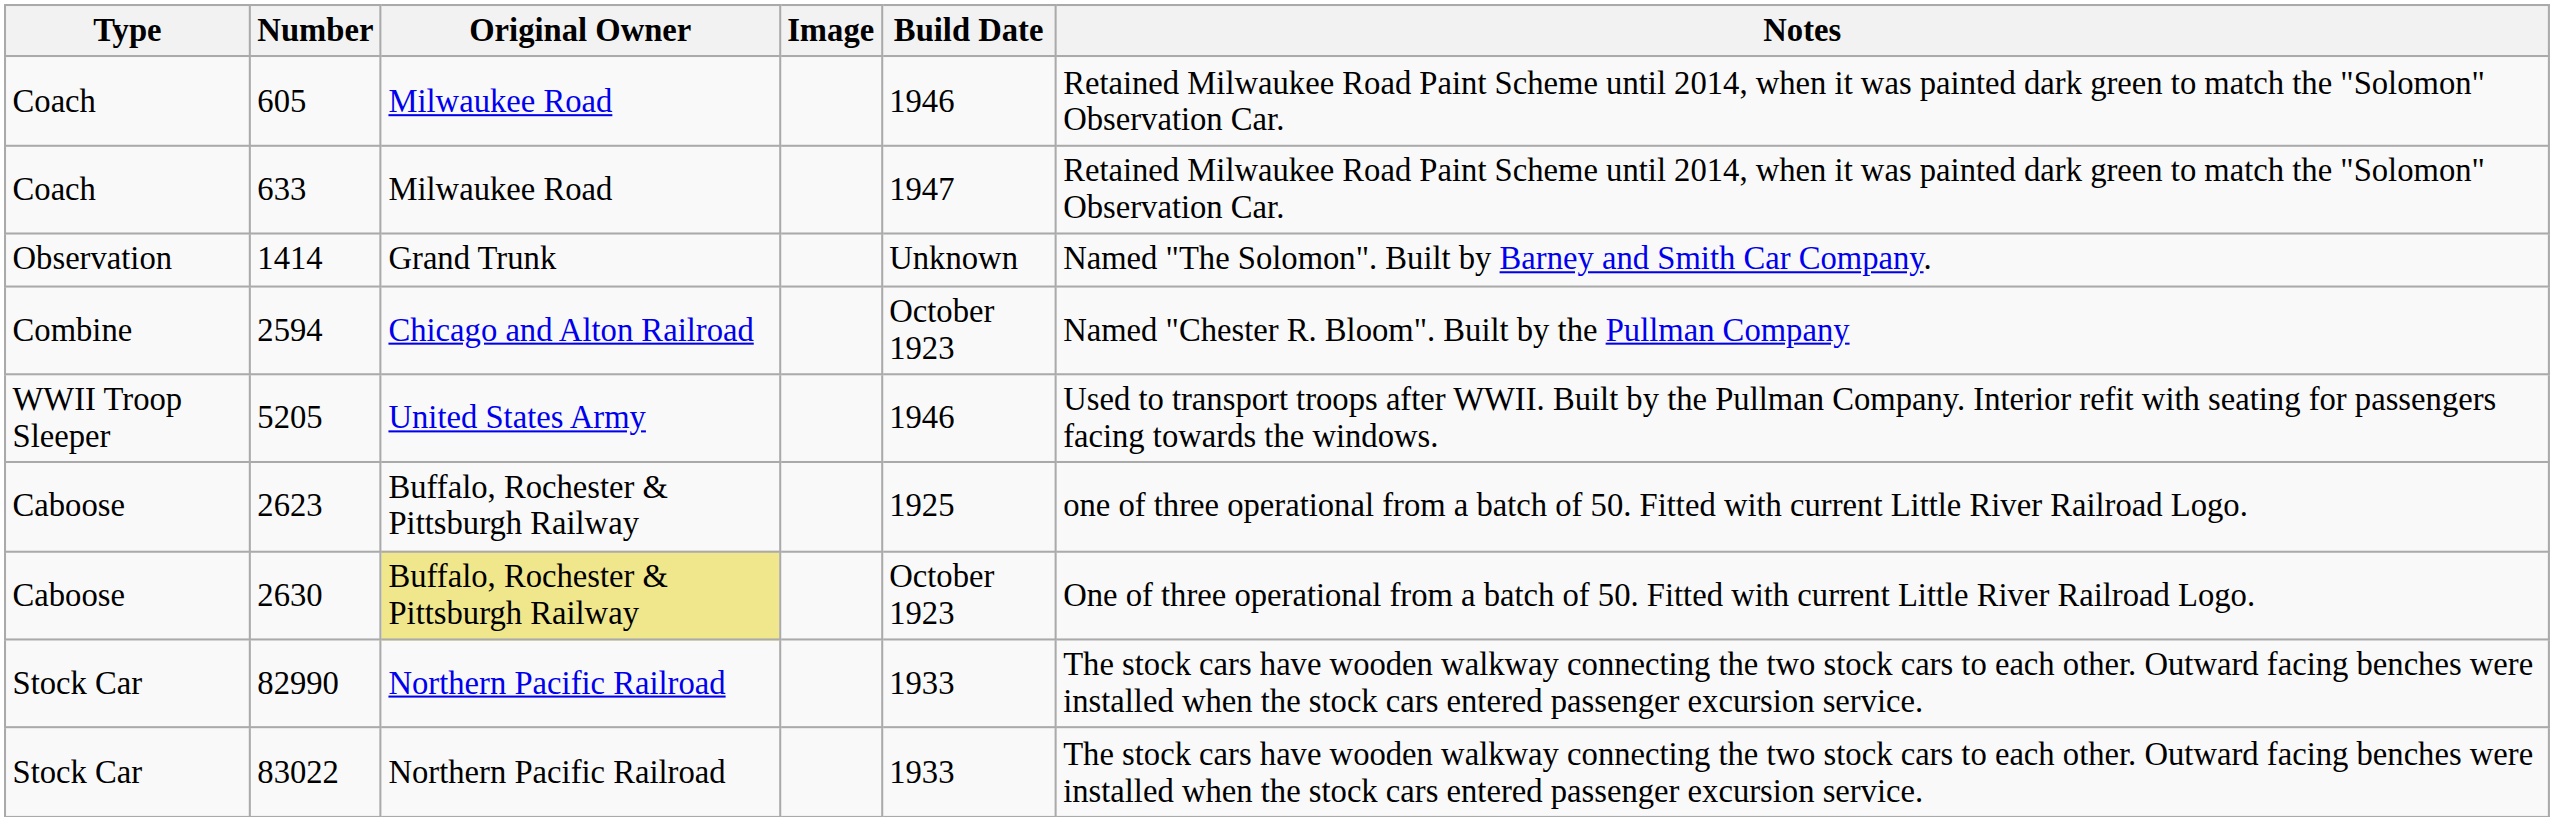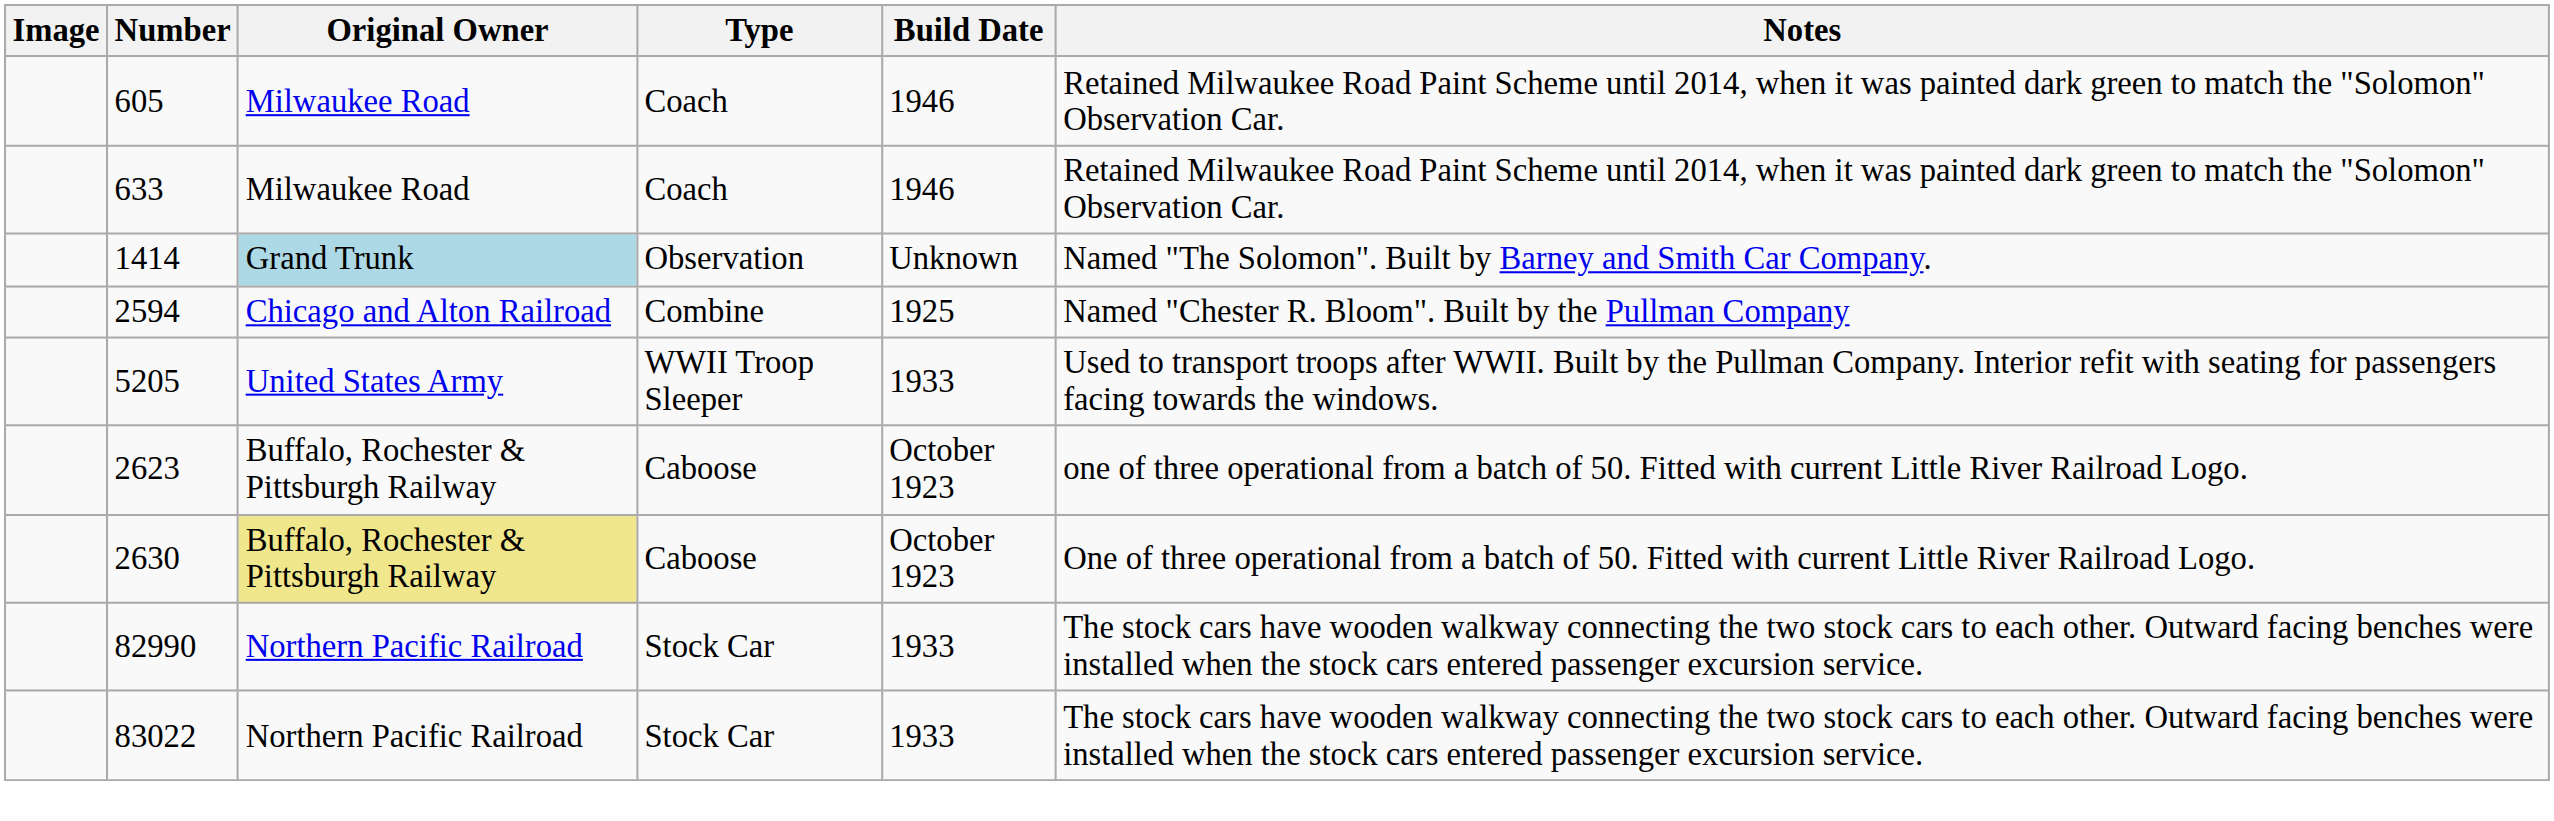columns swapped: (831, 30) <-> (127, 30)
(922, 188) 1947 -> (922, 188) 1946
(472, 259) no background -> (330, 259) lightblue background
(942, 329) October 1923 -> (922, 310) 1925
(922, 417) 1946 -> (922, 381) 1933
(922, 506) 1925 -> (942, 469) October 1923
